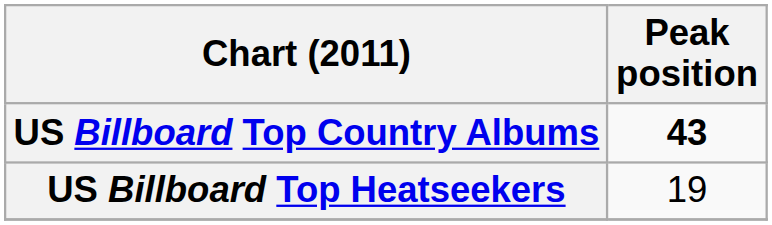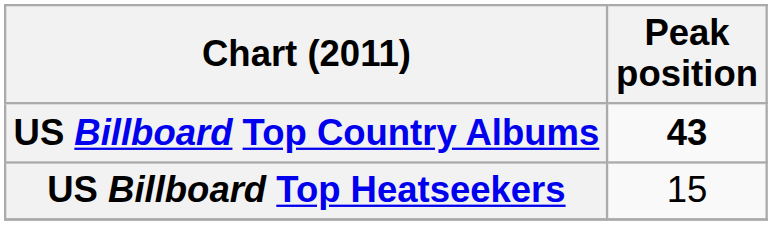(687, 190) 19 -> (687, 190) 15
